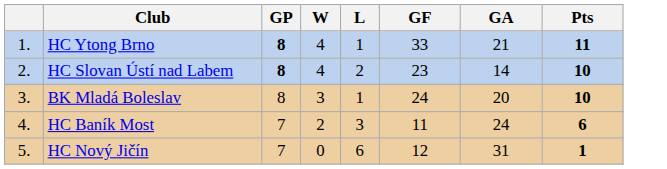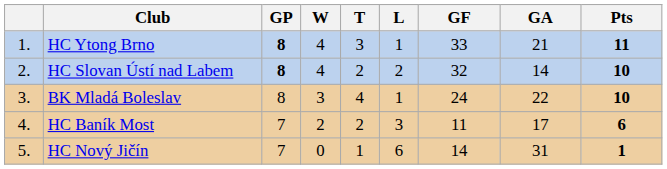+ column: (360, 17)
(420, 71) 23 -> (459, 71) 32
(501, 97) 20 -> (540, 97) 22
(501, 124) 24 -> (540, 124) 17
(420, 151) 12 -> (459, 151) 14
